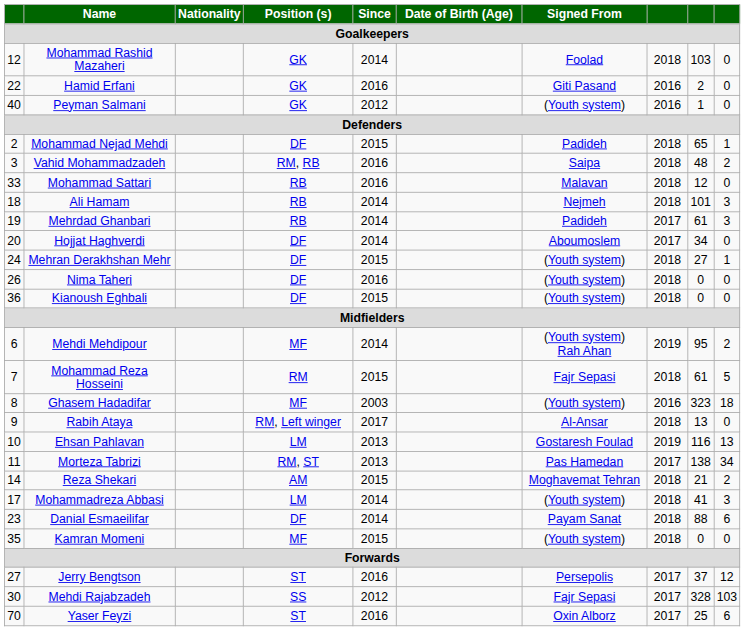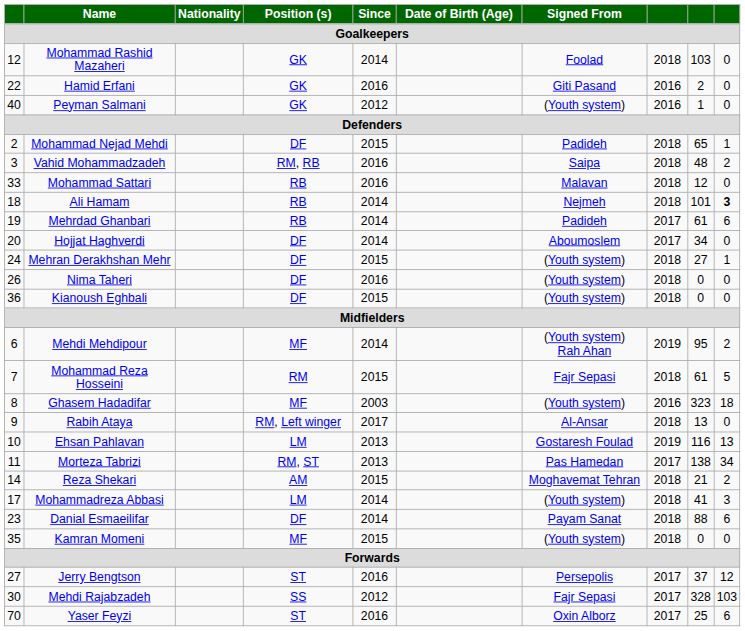(727, 202) normal -> (727, 202) bold
(727, 221) 3 -> (727, 221) 6
